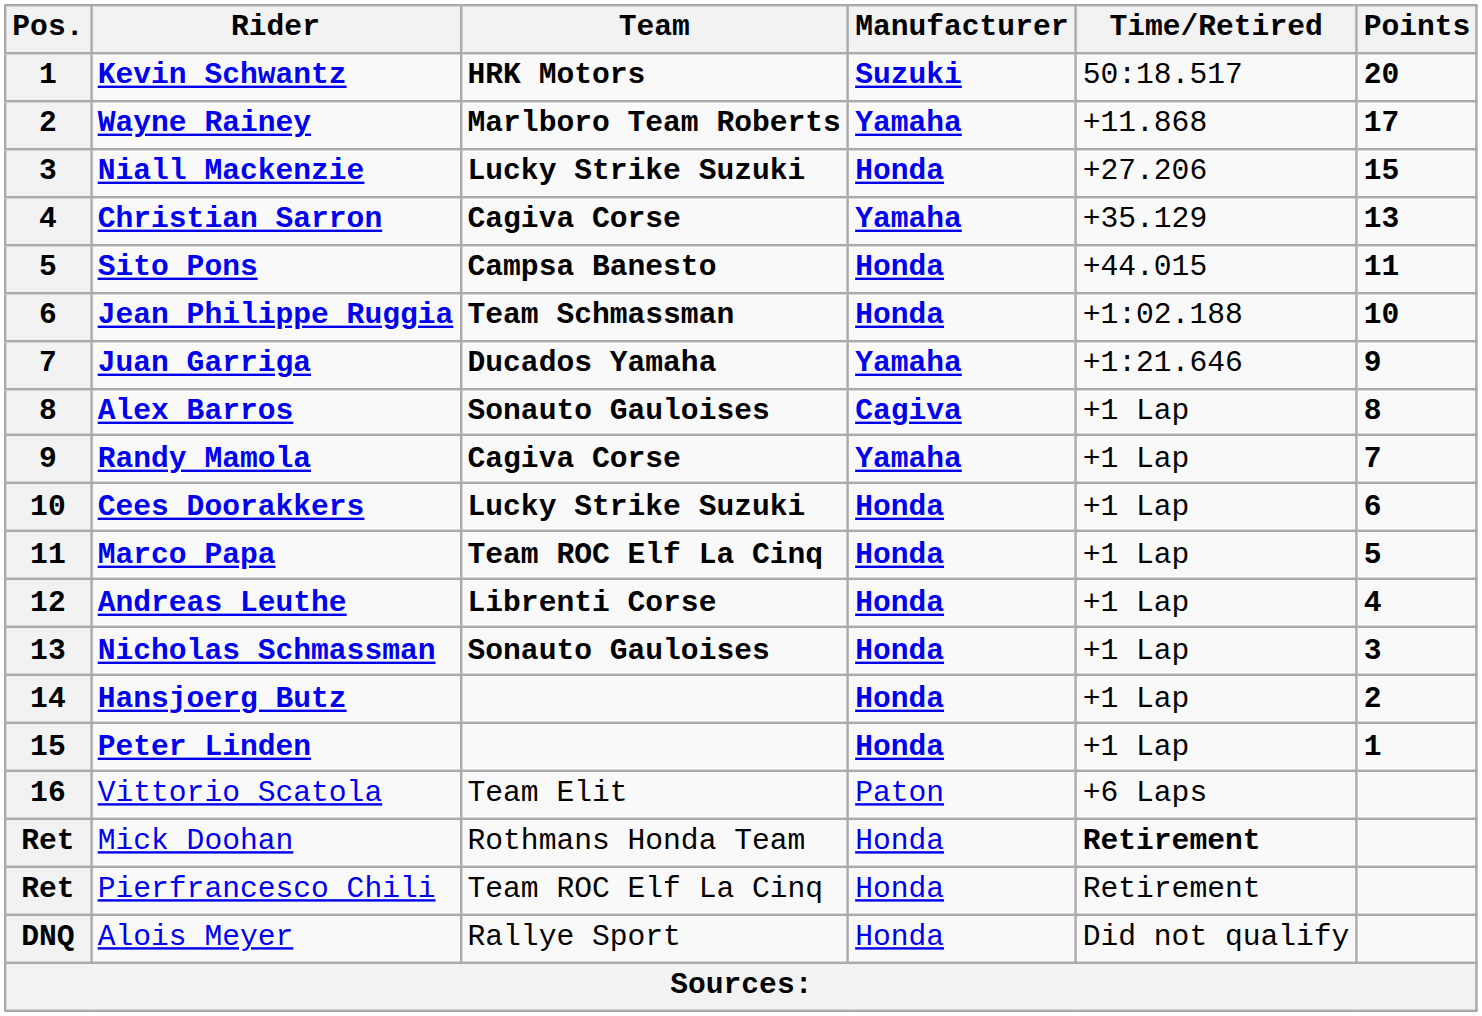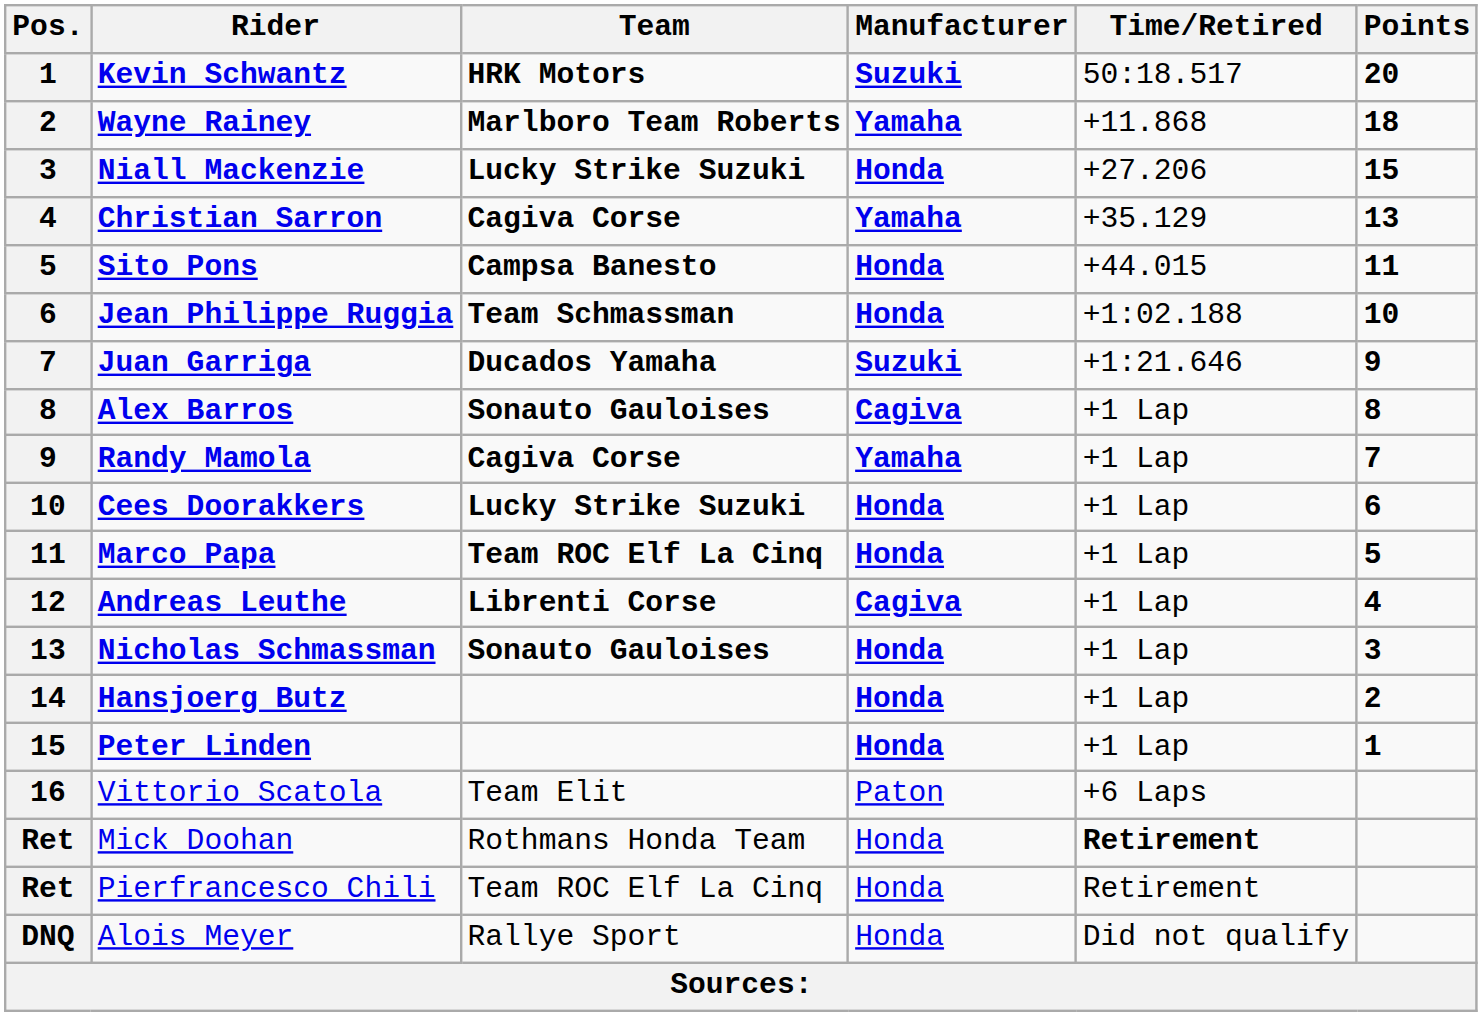(1381, 125) 17 -> (1381, 125) 18
(908, 364) Yamaha -> (908, 364) Suzuki
(900, 604) Honda -> (908, 604) Cagiva
